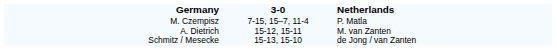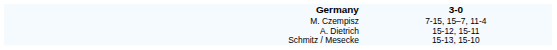- column: (366, 10)
